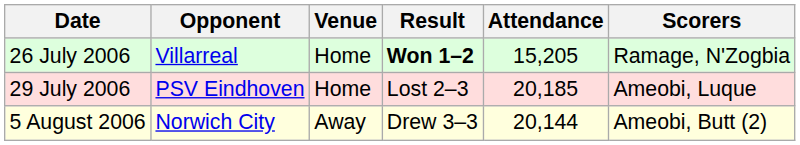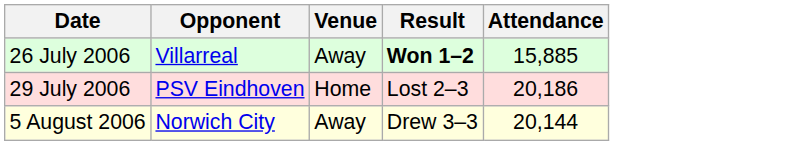- column: (702, 21)
(343, 55) Home -> (340, 55) Away
(546, 55) 15,205 -> (546, 55) 15,885
(546, 88) 20,185 -> (546, 88) 20,186
